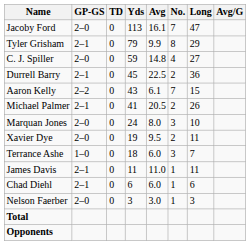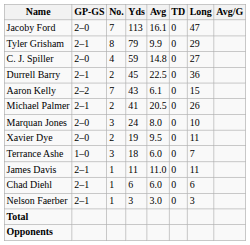columns swapped: (178, 12) <-> (116, 12)
(82, 201) 2–0 -> (82, 201) 2–1
